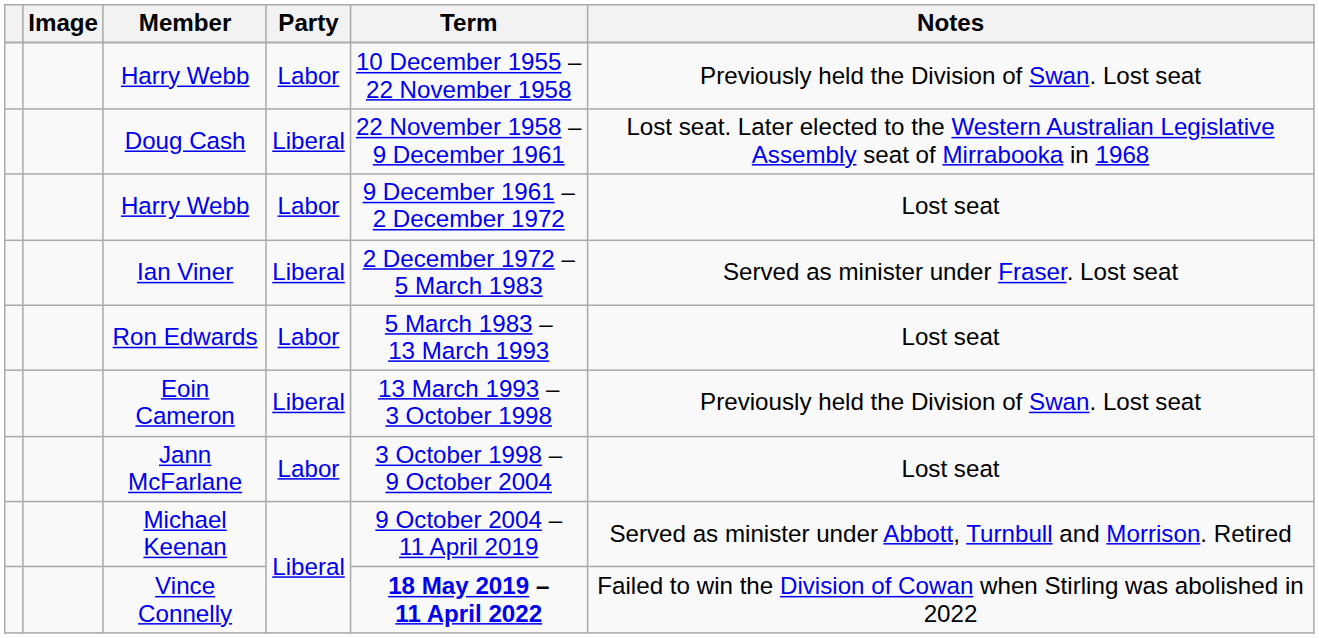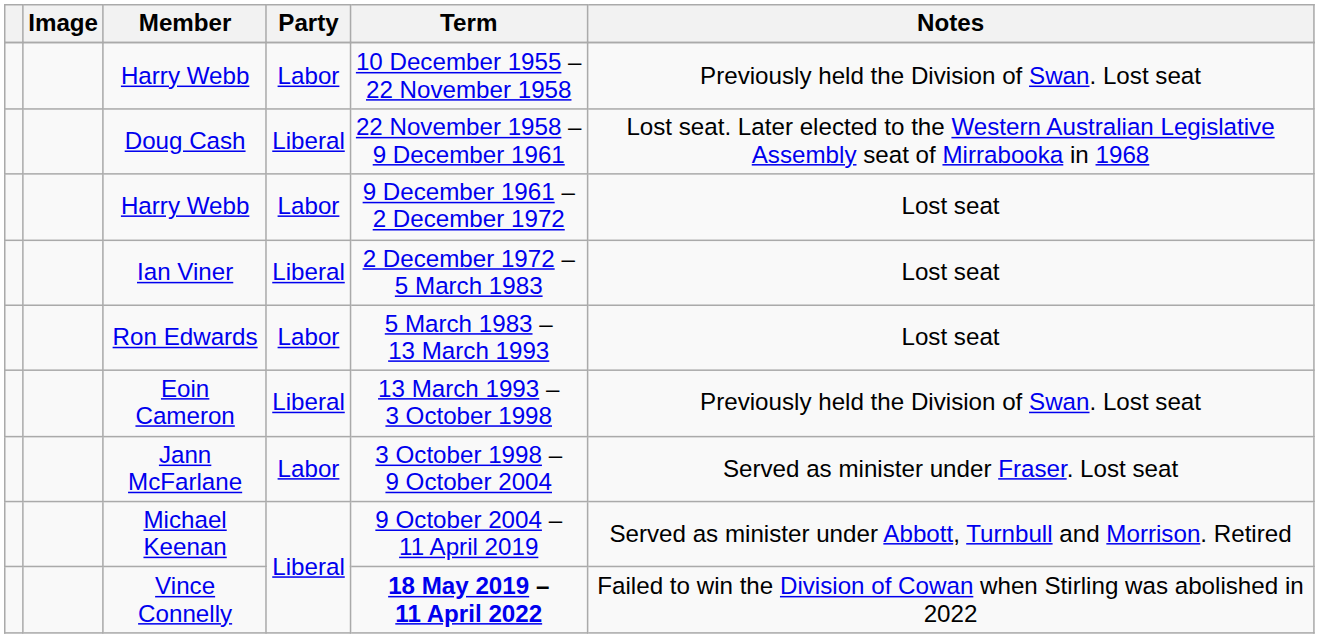(951, 272) Served as minister under Fraser. Lost seat -> (951, 272) Lost seat
(951, 468) Lost seat -> (951, 468) Served as minister under Fraser. Lost seat
